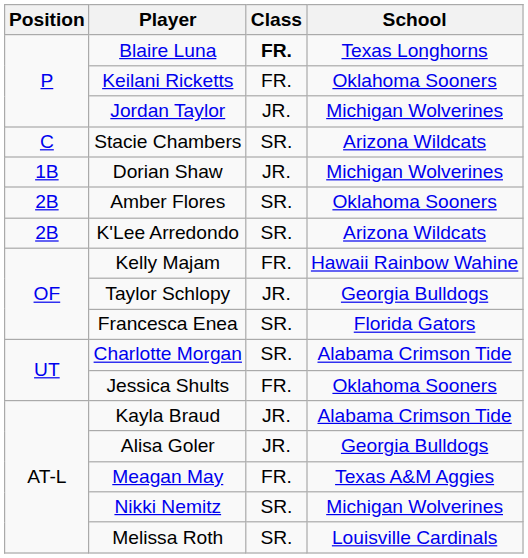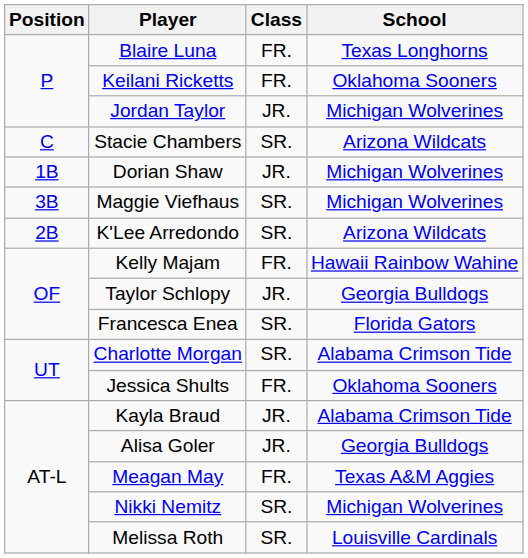(276, 50) bold -> (276, 50) normal
- row: (168, 202)
+ row: (168, 202)
